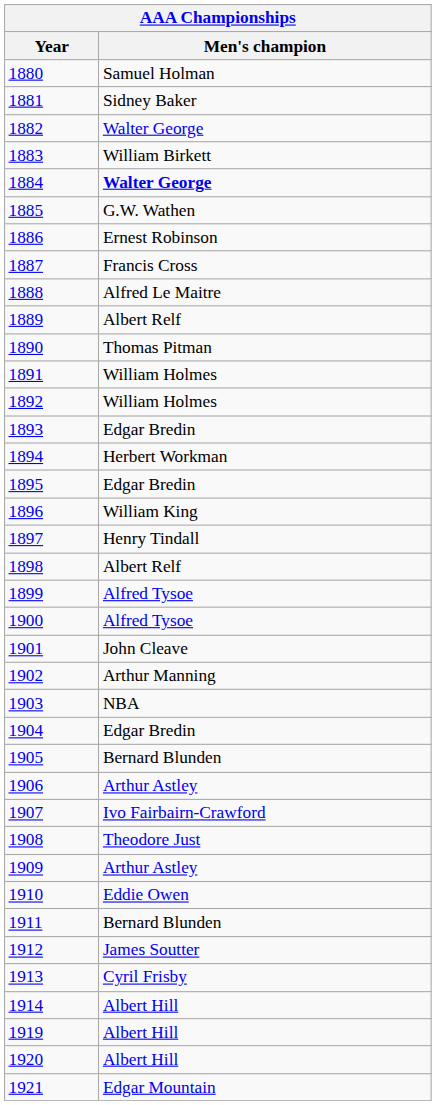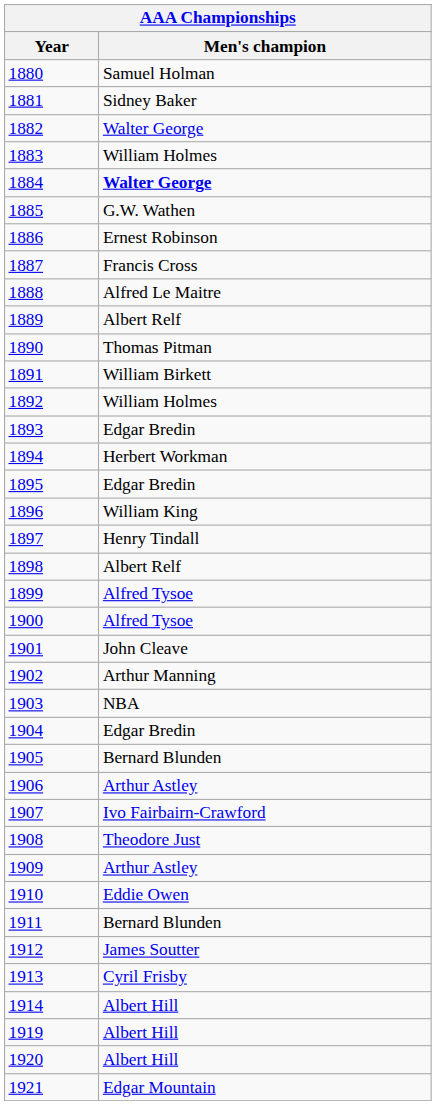(157, 155) William Birkett -> (160, 155) William Holmes
(160, 374) William Holmes -> (157, 374) William Birkett
